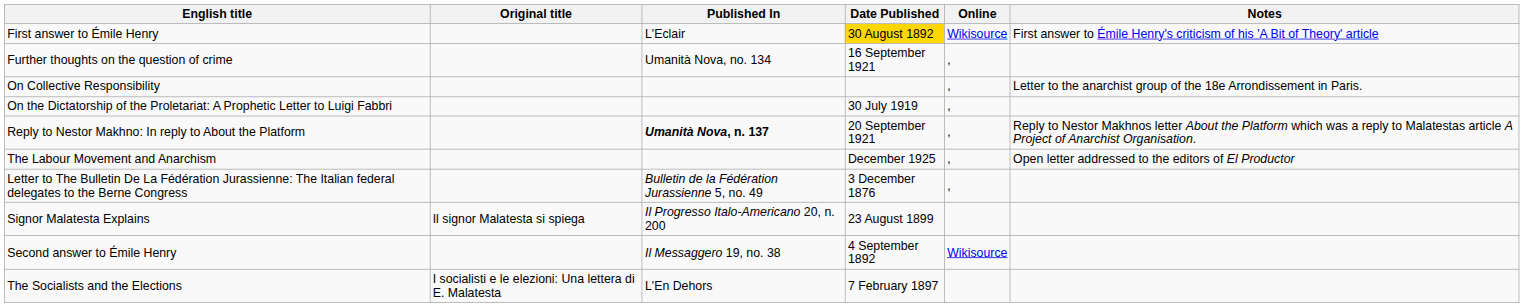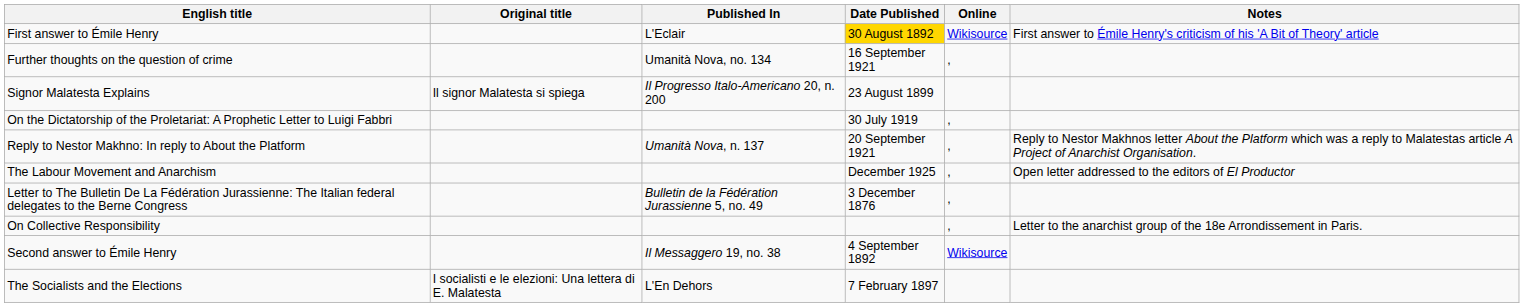rows swapped: (84, 86) <-> (78, 219)
(707, 132) bold -> (705, 146) normal
